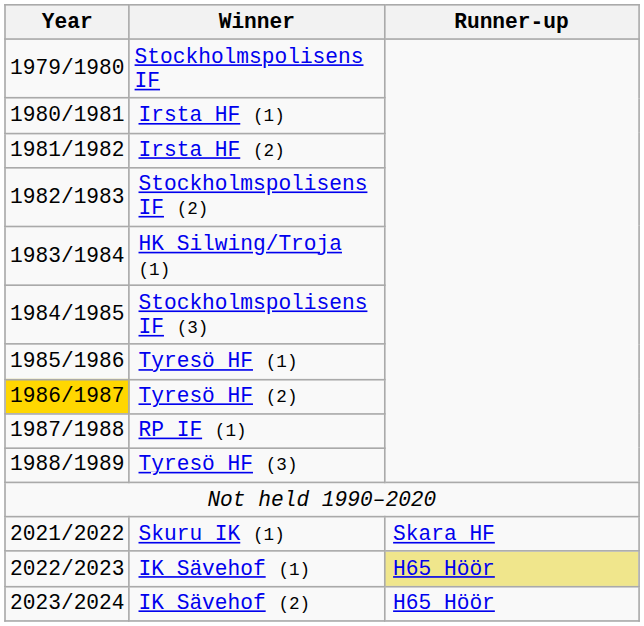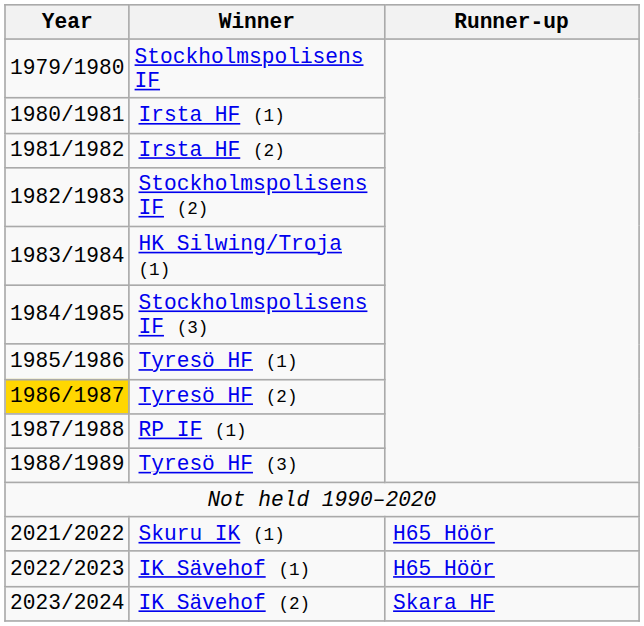(444, 534) Skara HF -> (444, 534) H65 Höör
(444, 569) khaki background -> (444, 569) no background
(444, 603) H65 Höör -> (444, 603) Skara HF
